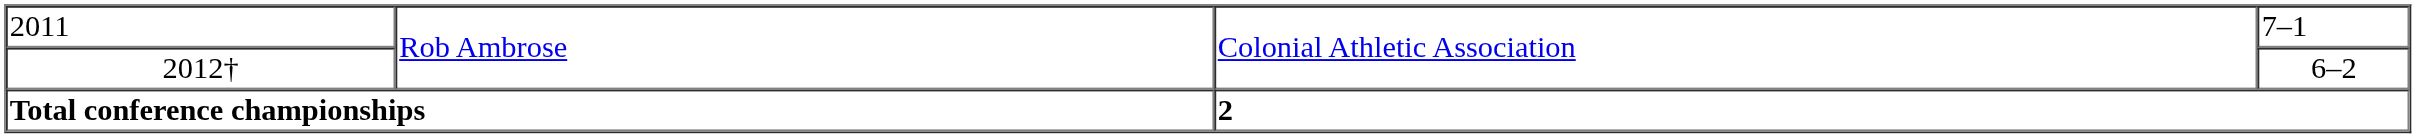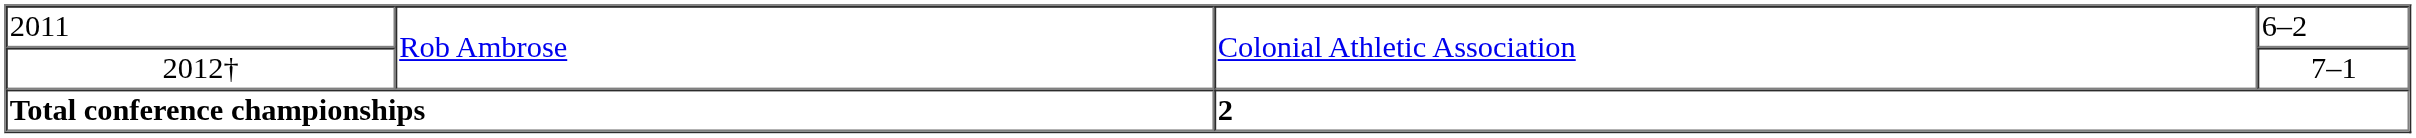(2284, 26) 7–1 -> (2284, 26) 6–2
(2334, 68) 6–2 -> (2334, 68) 7–1
